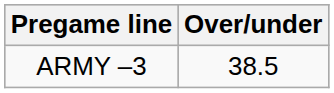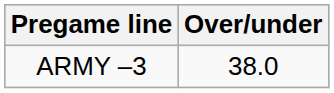(253, 66) 38.5 -> (253, 66) 38.0
